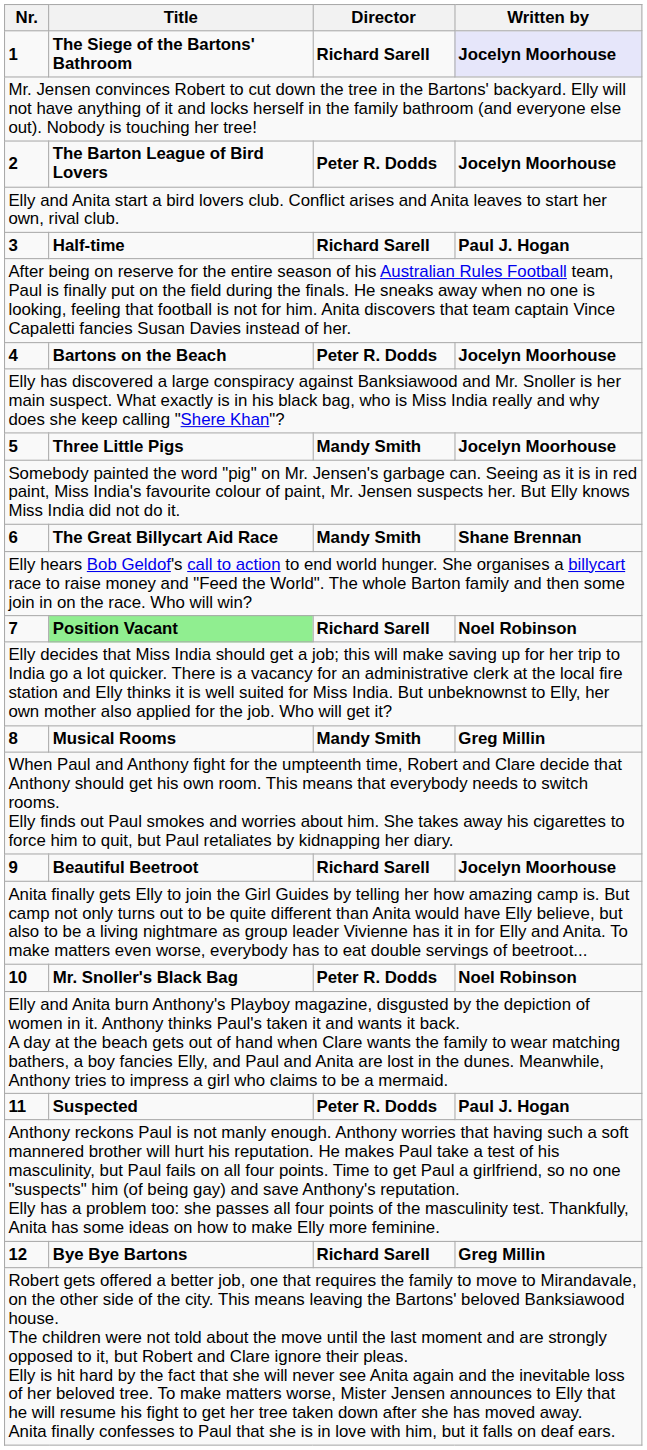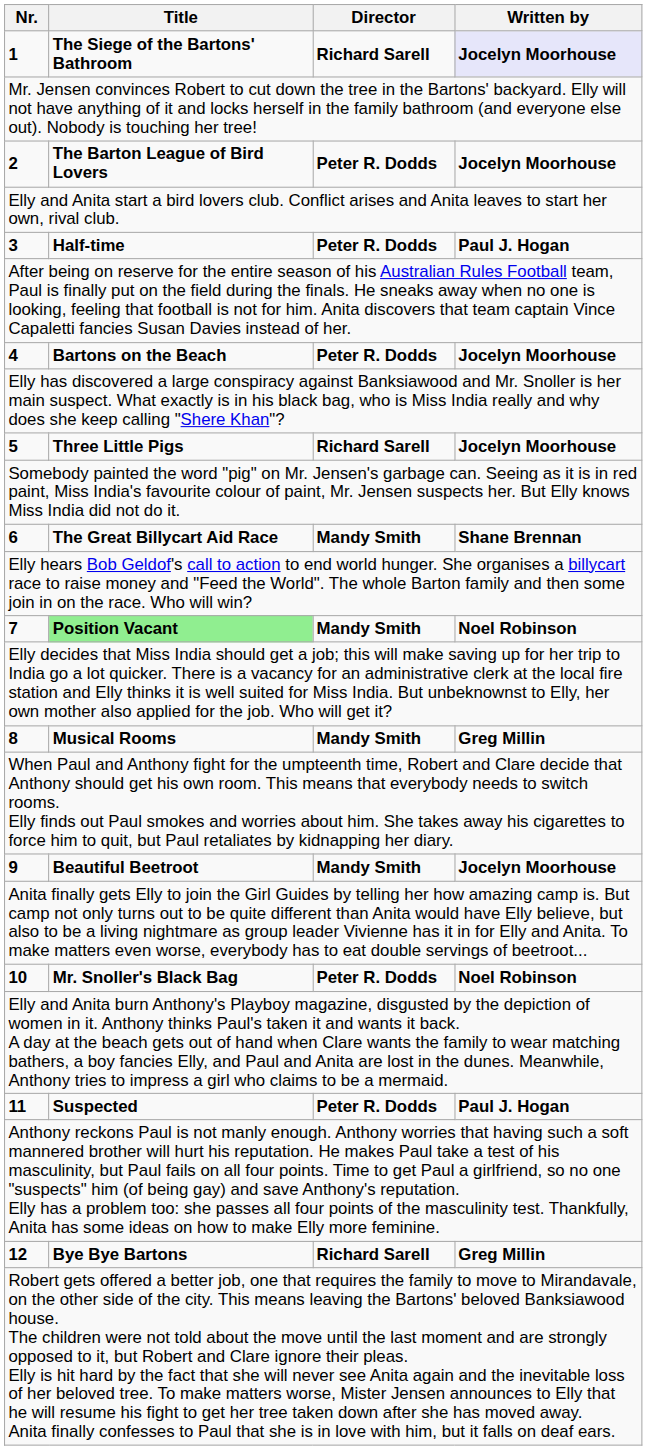(373, 245) Richard Sarell -> (377, 245) Peter R. Dodds
(369, 446) Mandy Smith -> (373, 446) Richard Sarell
(373, 628) Richard Sarell -> (369, 628) Mandy Smith
(373, 867) Richard Sarell -> (369, 867) Mandy Smith
